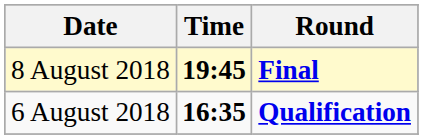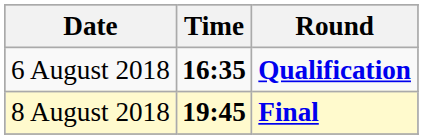rows swapped: (90, 112) <-> (90, 69)
